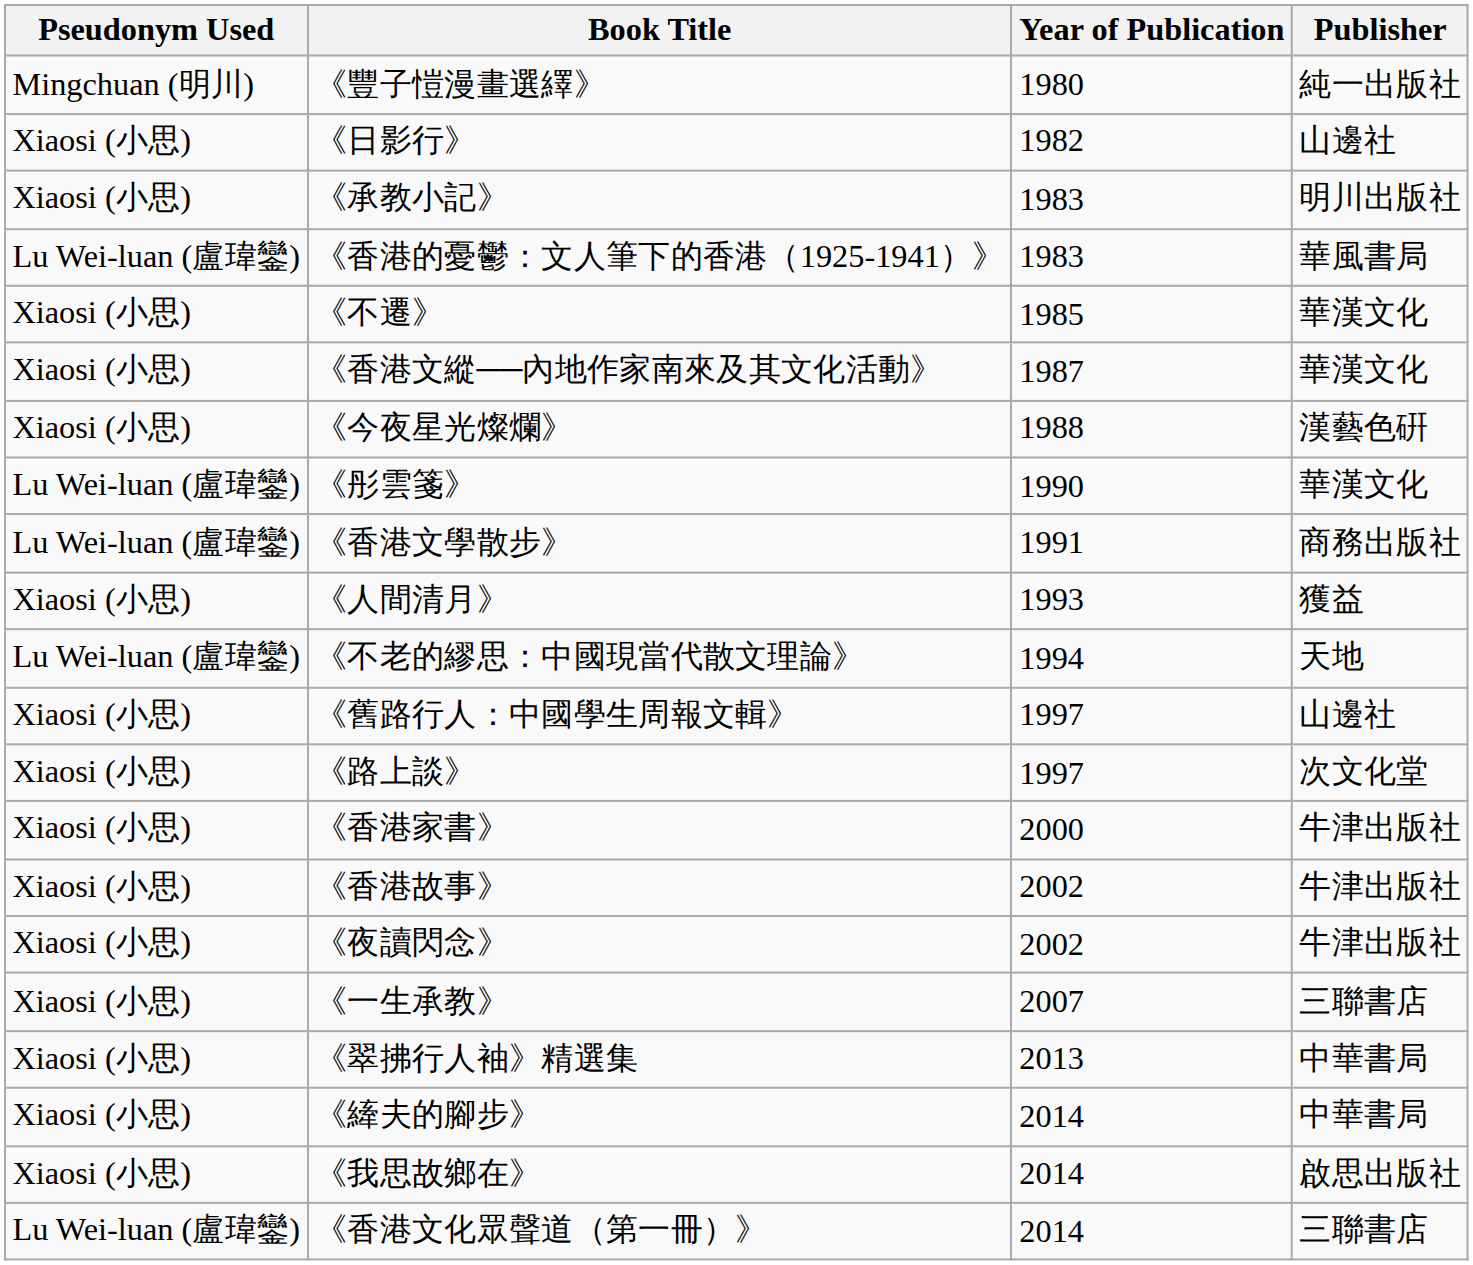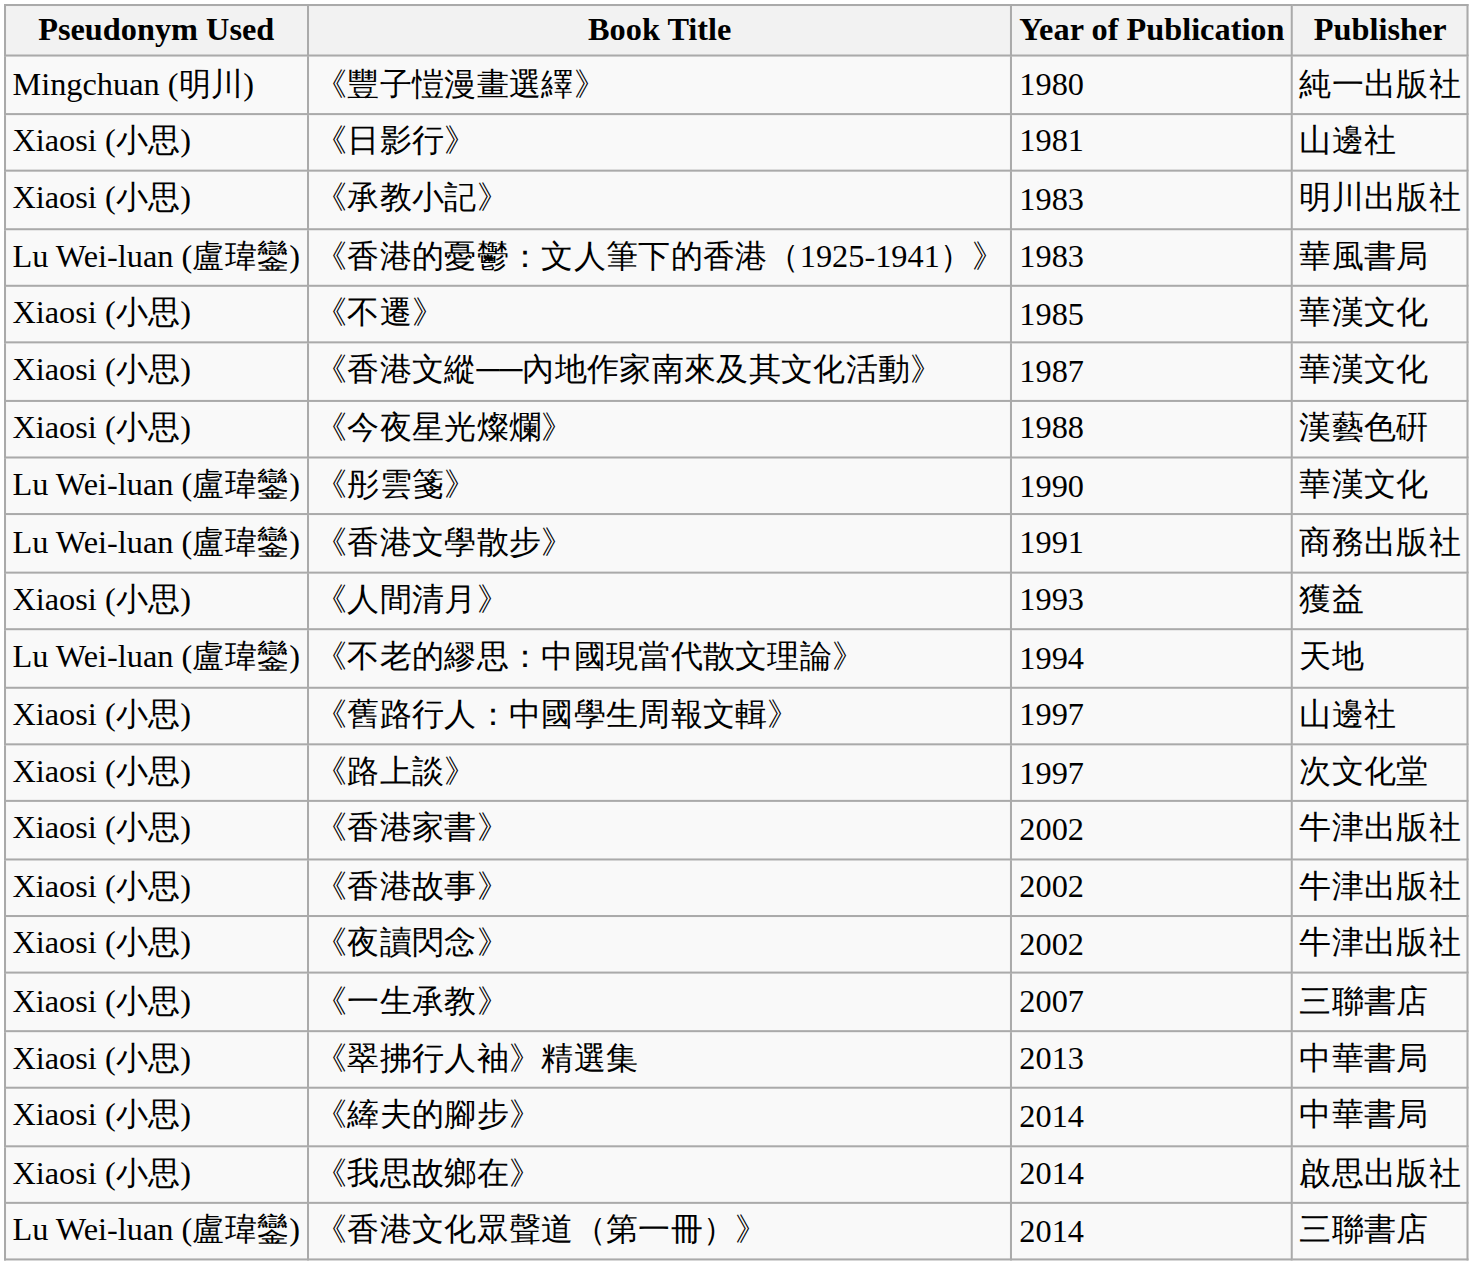(1052, 141) 1982 -> (1052, 141) 1981
(1052, 829) 2000 -> (1052, 829) 2002
